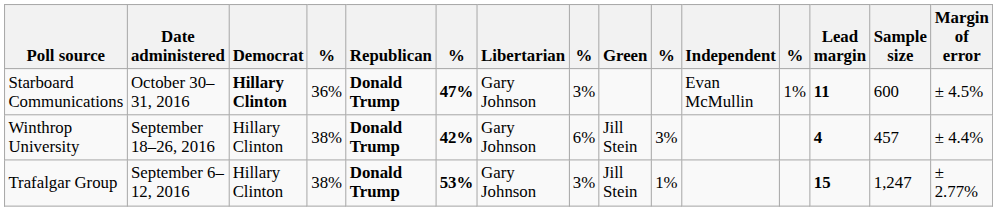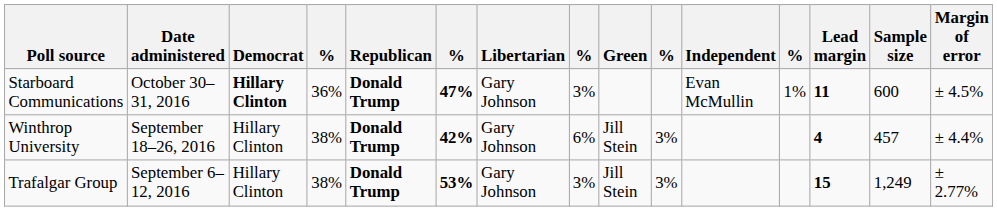(666, 182) 1% -> (666, 182) 3%
(893, 182) 1,247 -> (893, 182) 1,249
